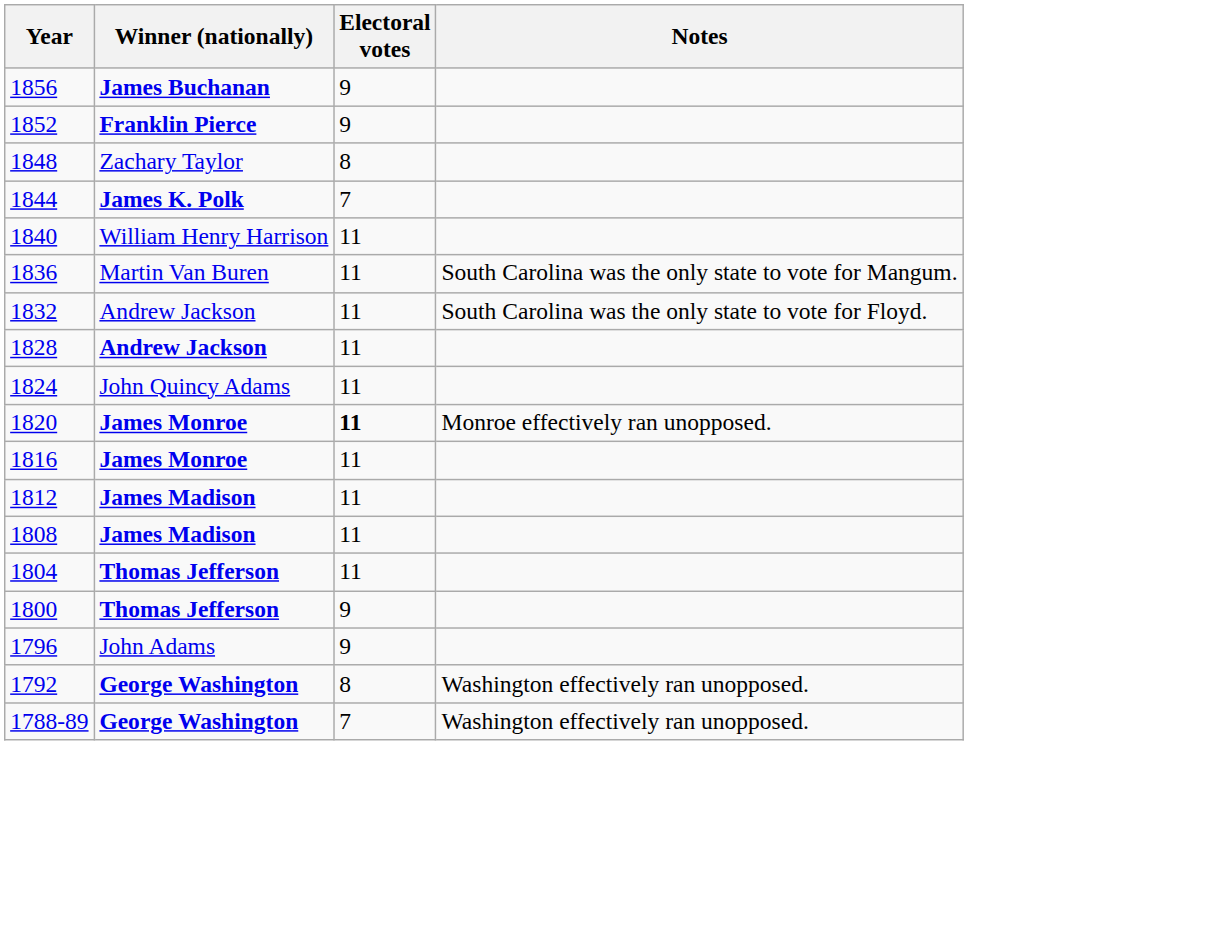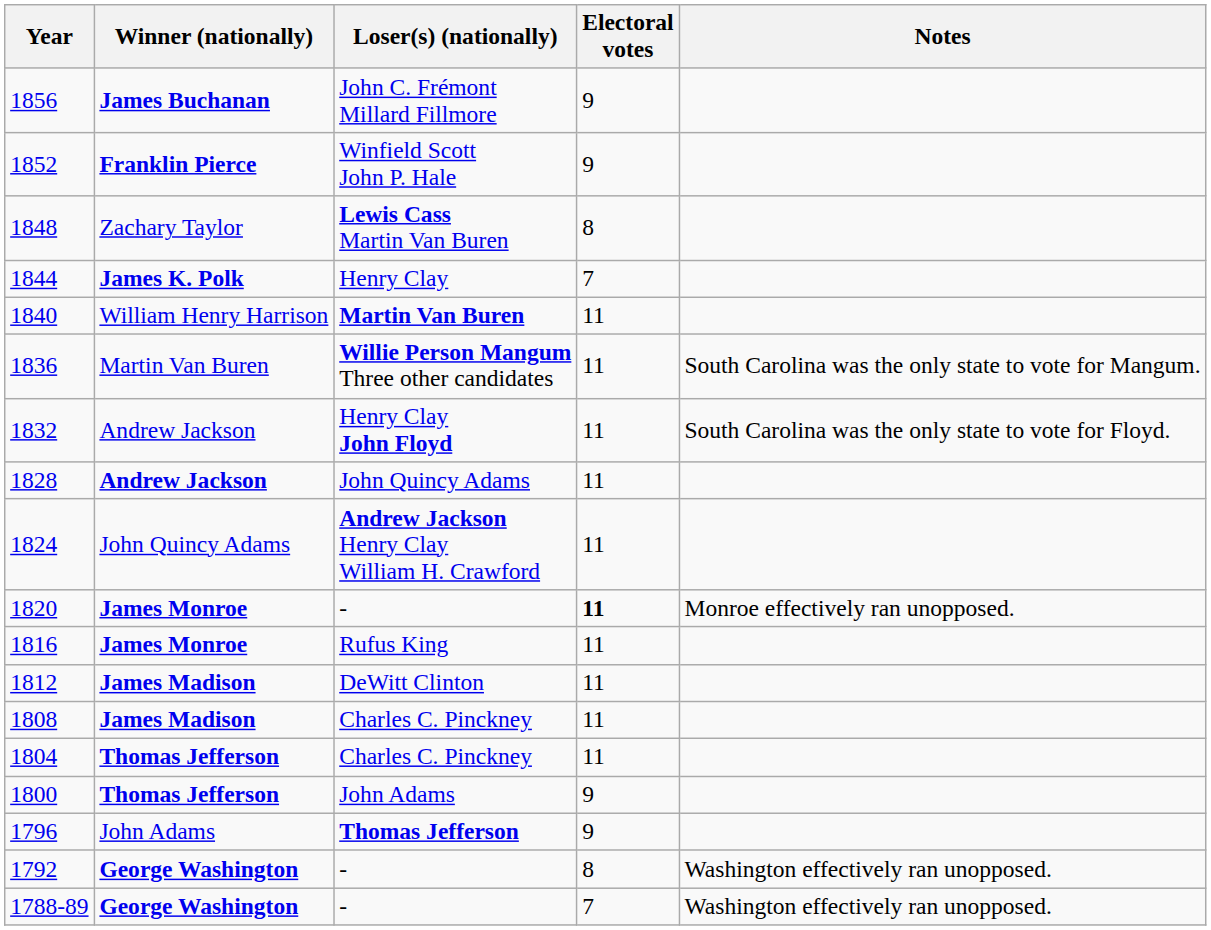+ column: (455, 36)
